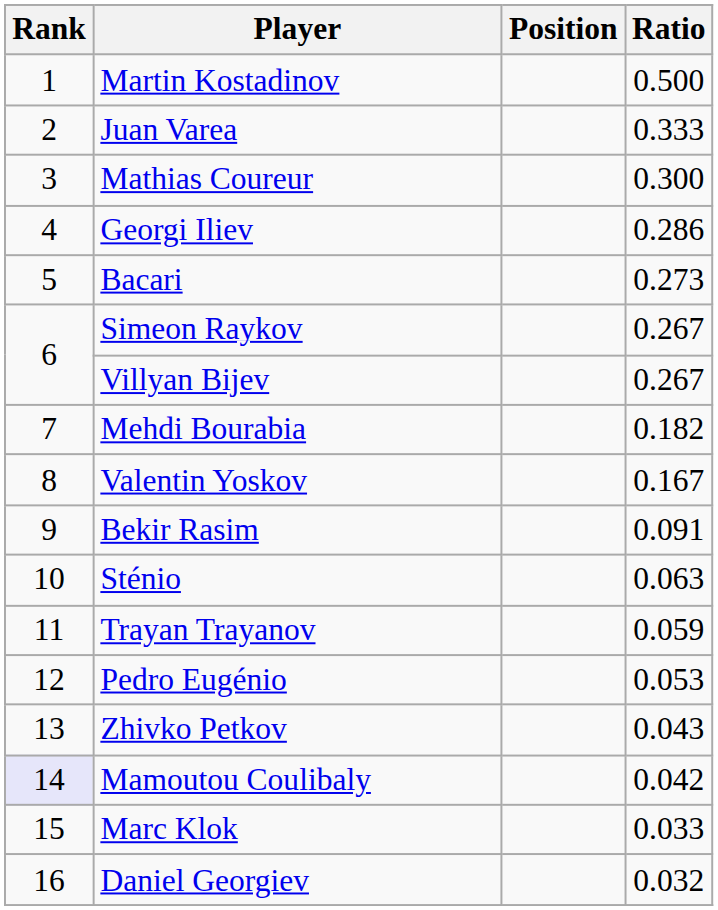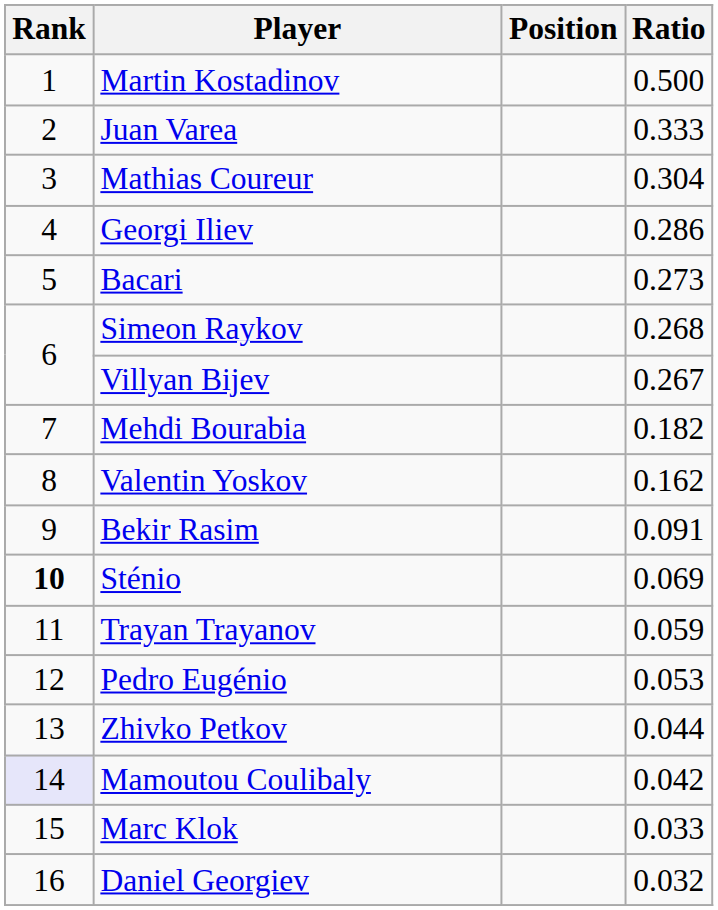(669, 179) 0.300 -> (669, 179) 0.304
(669, 329) 0.267 -> (669, 329) 0.268
(669, 479) 0.167 -> (669, 479) 0.162
(49, 579) normal -> (49, 579) bold
(669, 579) 0.063 -> (669, 579) 0.069
(669, 729) 0.043 -> (669, 729) 0.044
